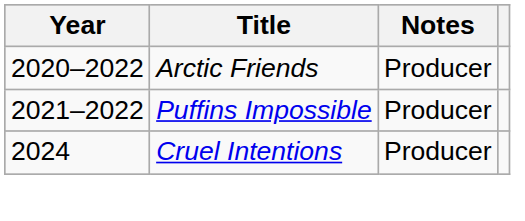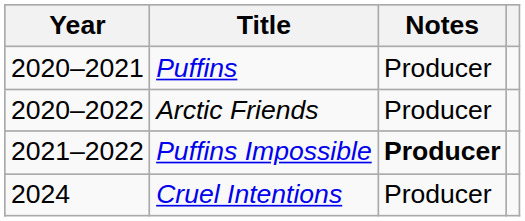+ row: (197, 67)
(438, 109) normal -> (442, 151) bold
